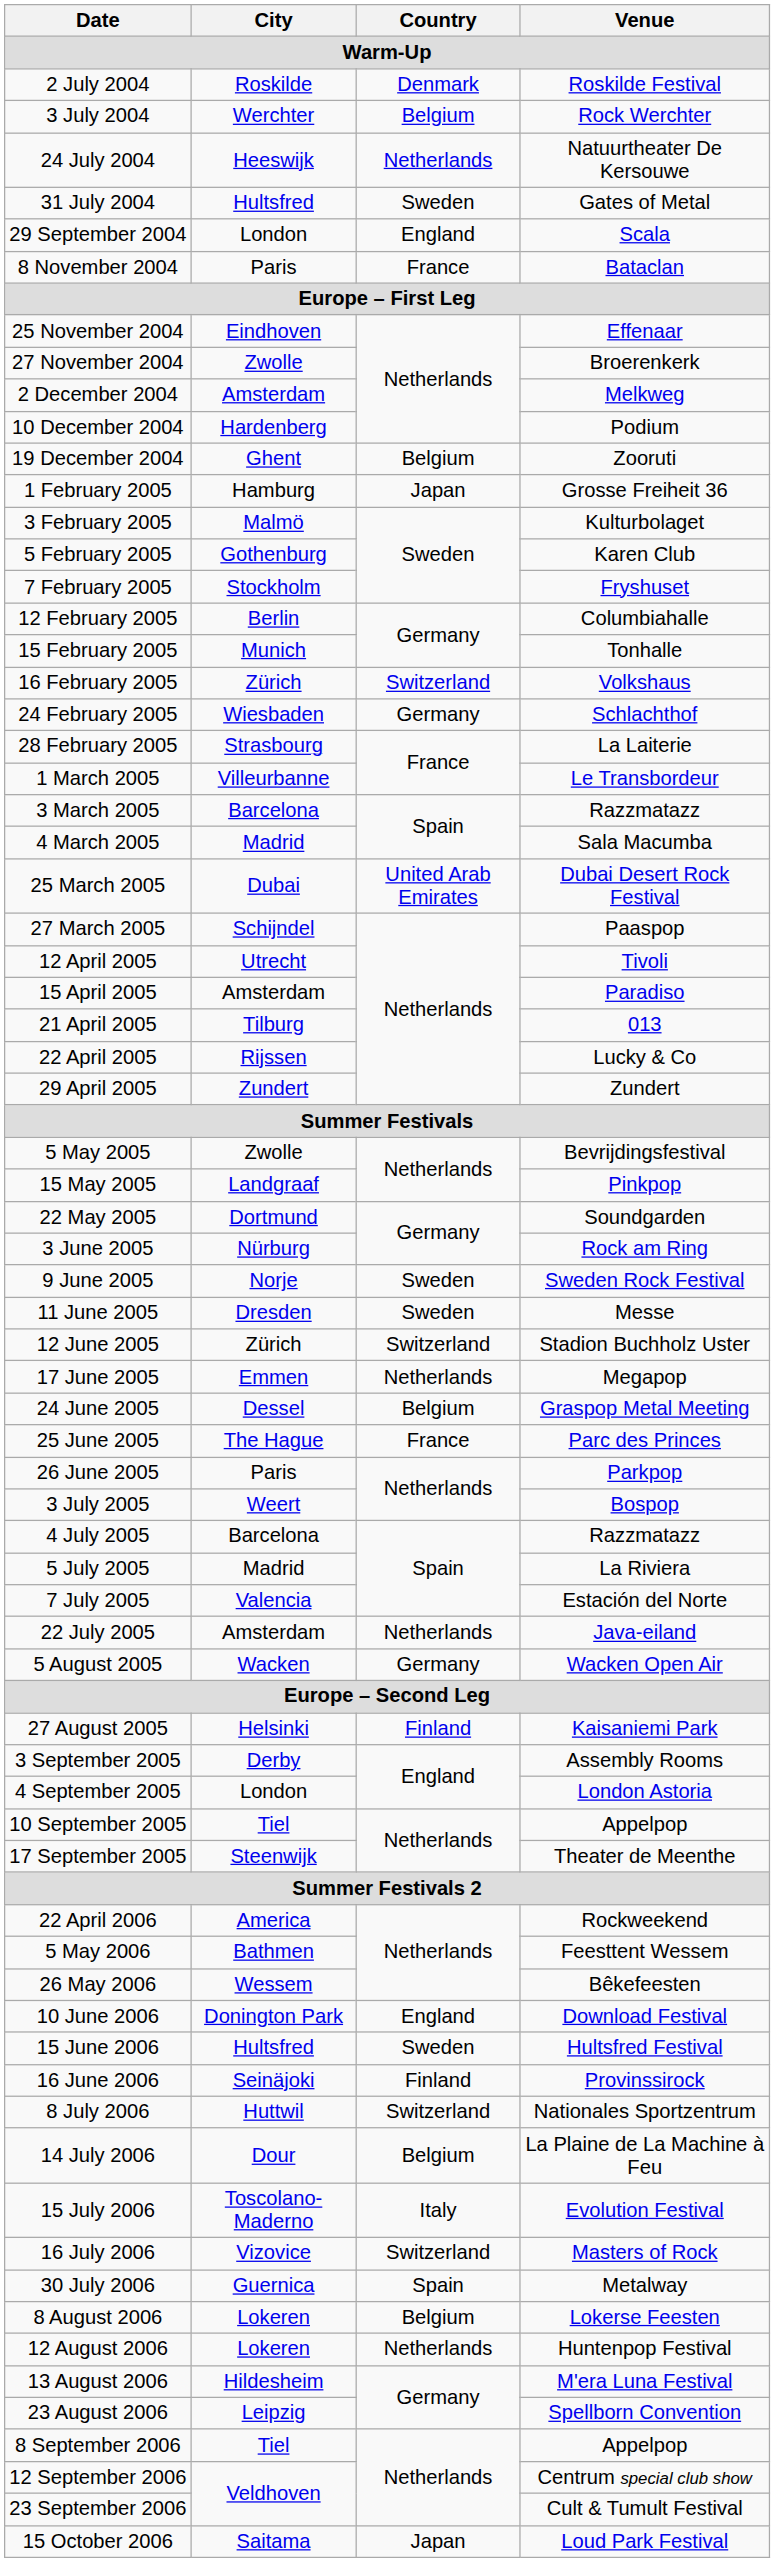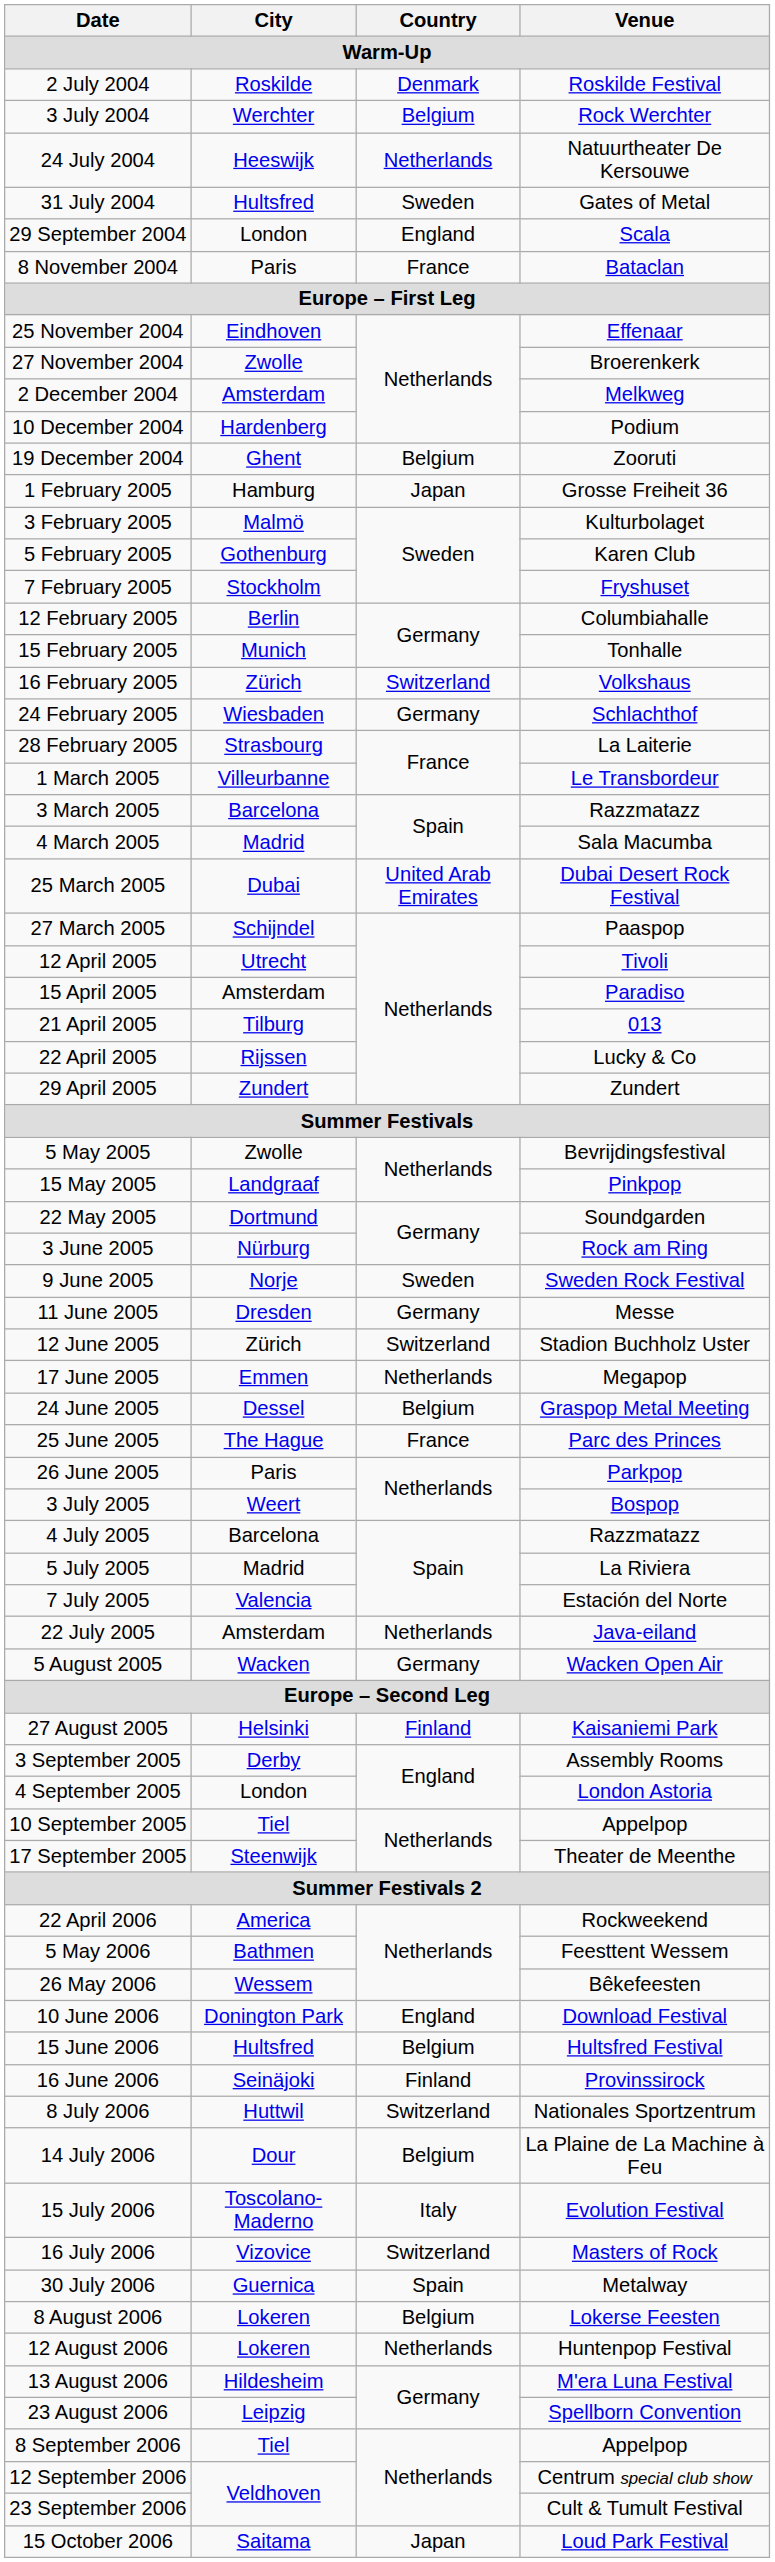(438, 1312) Sweden -> (438, 1312) Germany
(438, 2048) Sweden -> (438, 2048) Belgium
